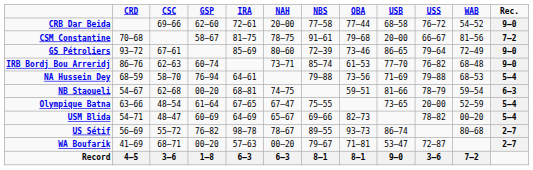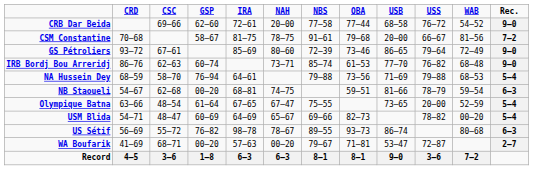(509, 131) 2–7 -> (509, 131) 6–3
